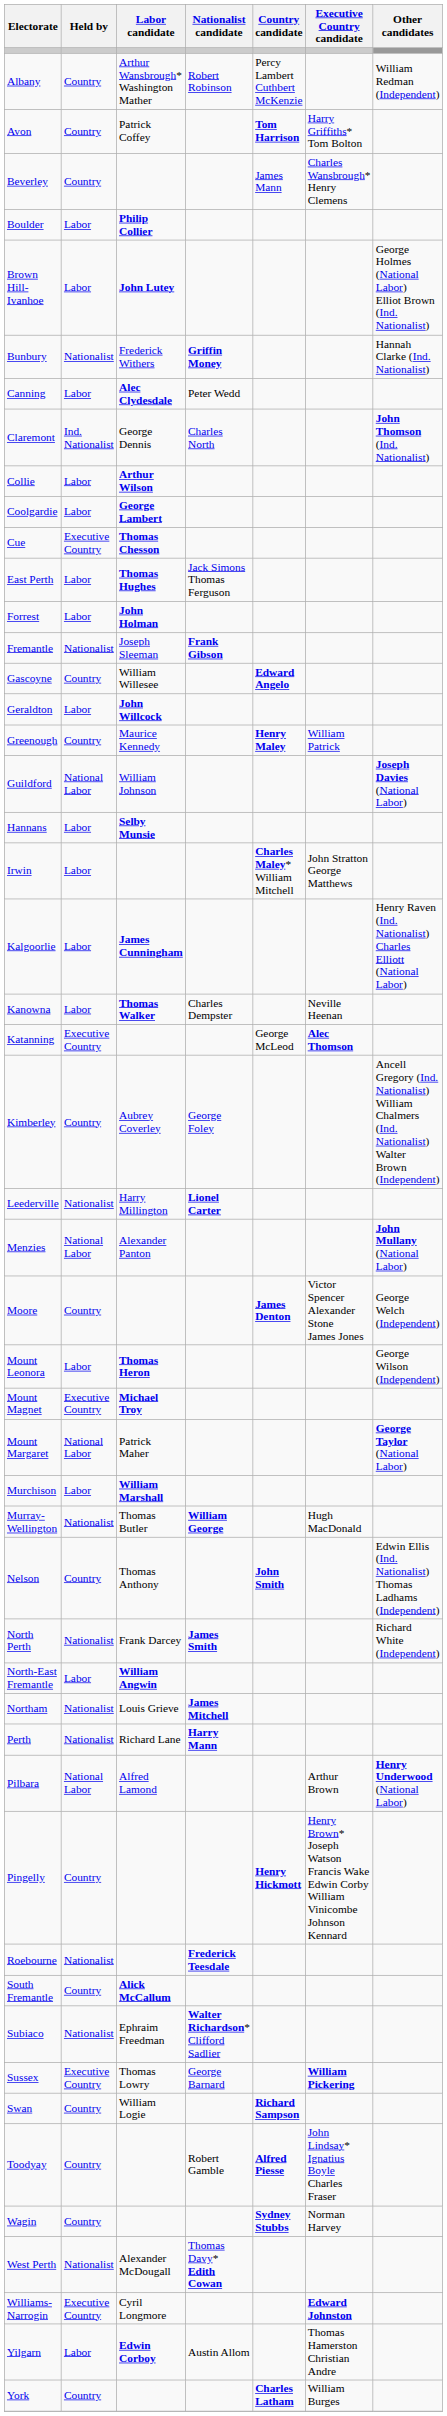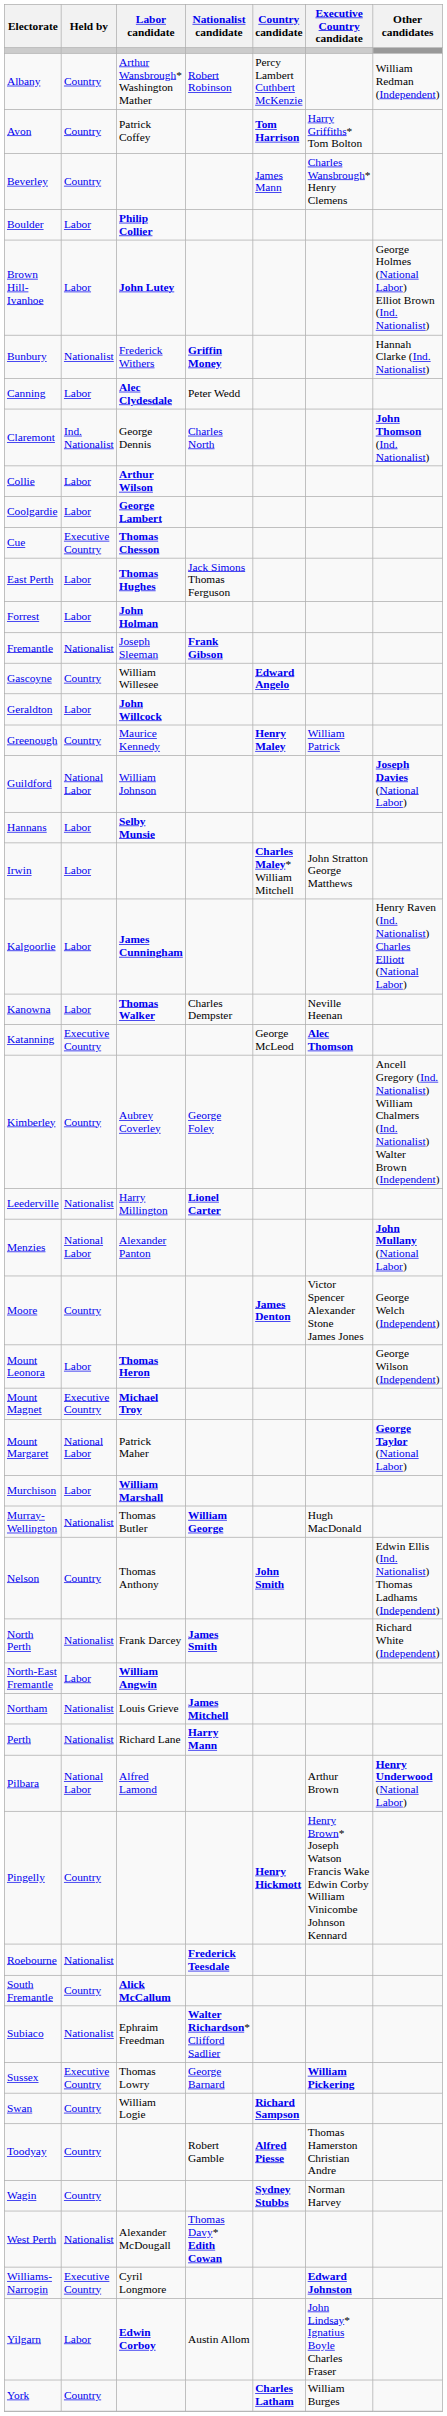(329, 2164) John Lindsay* Ignatius Boyle Charles Fraser -> (333, 2152) Thomas Hamerston Christian Andre
(333, 2352) Thomas Hamerston Christian Andre -> (329, 2339) John Lindsay* Ignatius Boyle Charles Fraser
